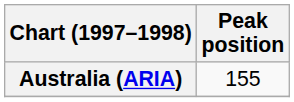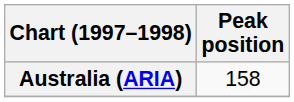(243, 79) 155 -> (243, 79) 158
